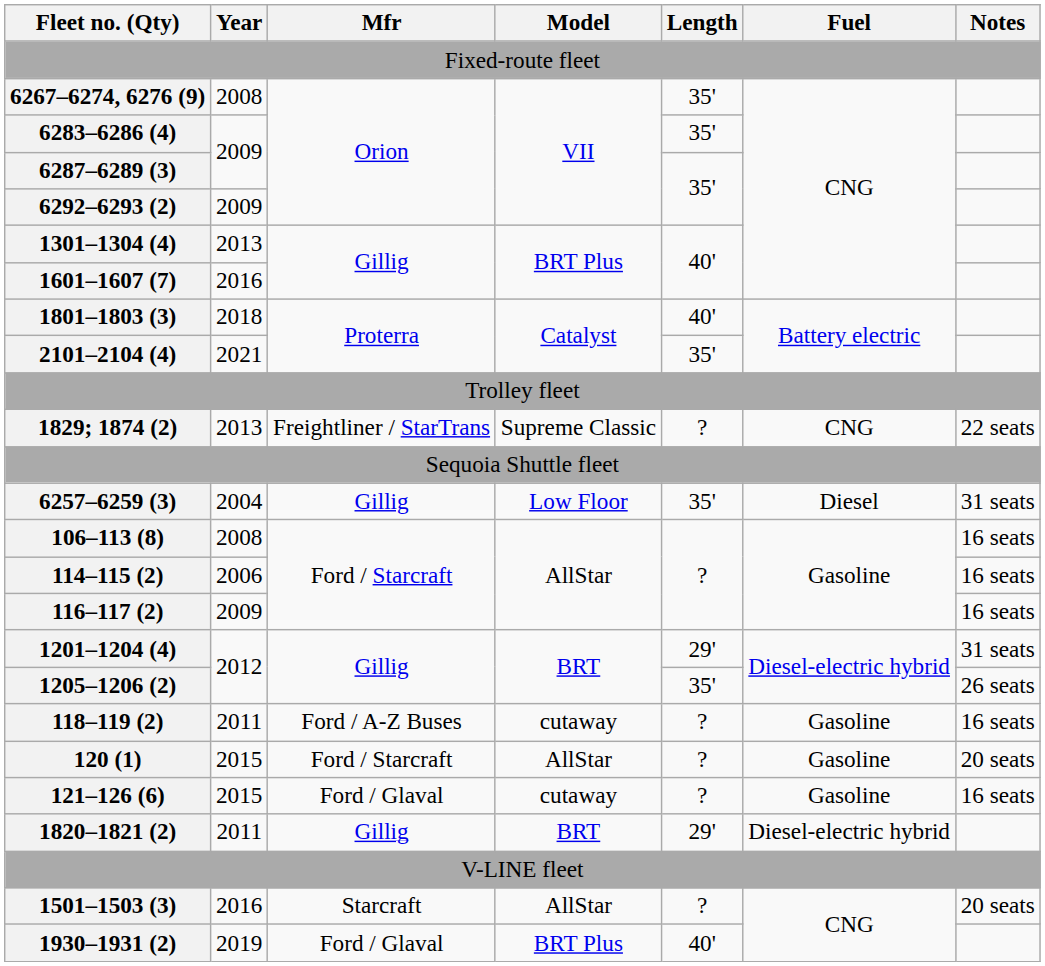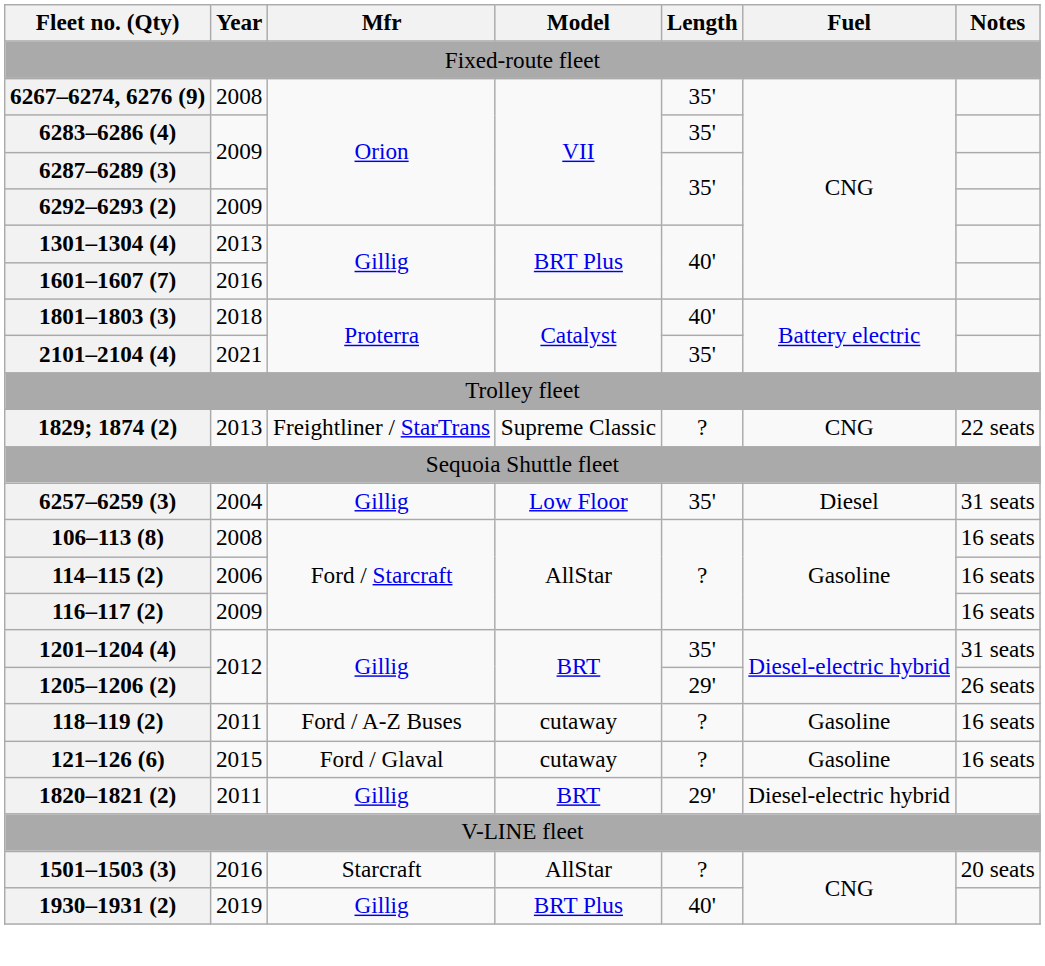(702, 648) 29' -> (702, 648) 35'
(702, 685) 35' -> (702, 685) 29'
- row: (108, 758)
(382, 942) Ford / Glaval -> (382, 905) Gillig
